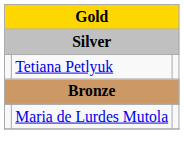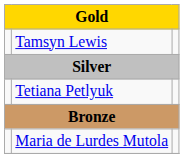+ row: (61, 41)
